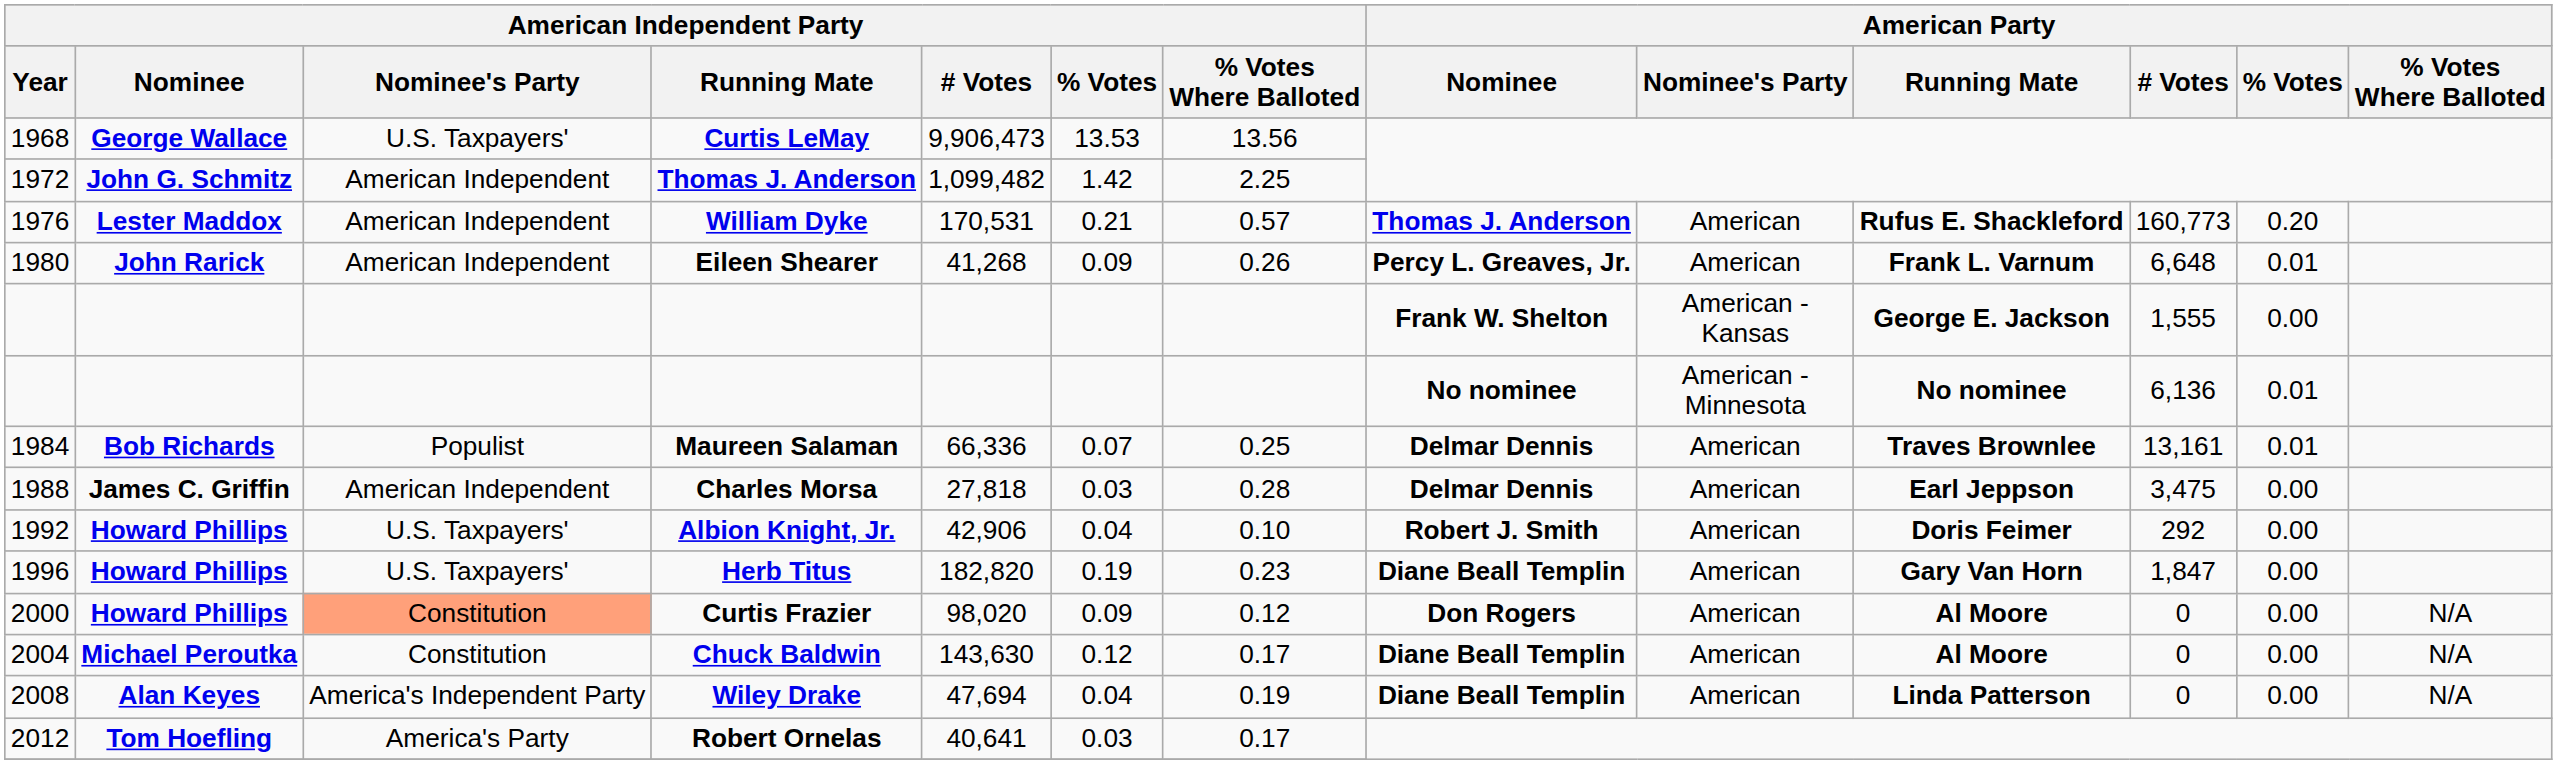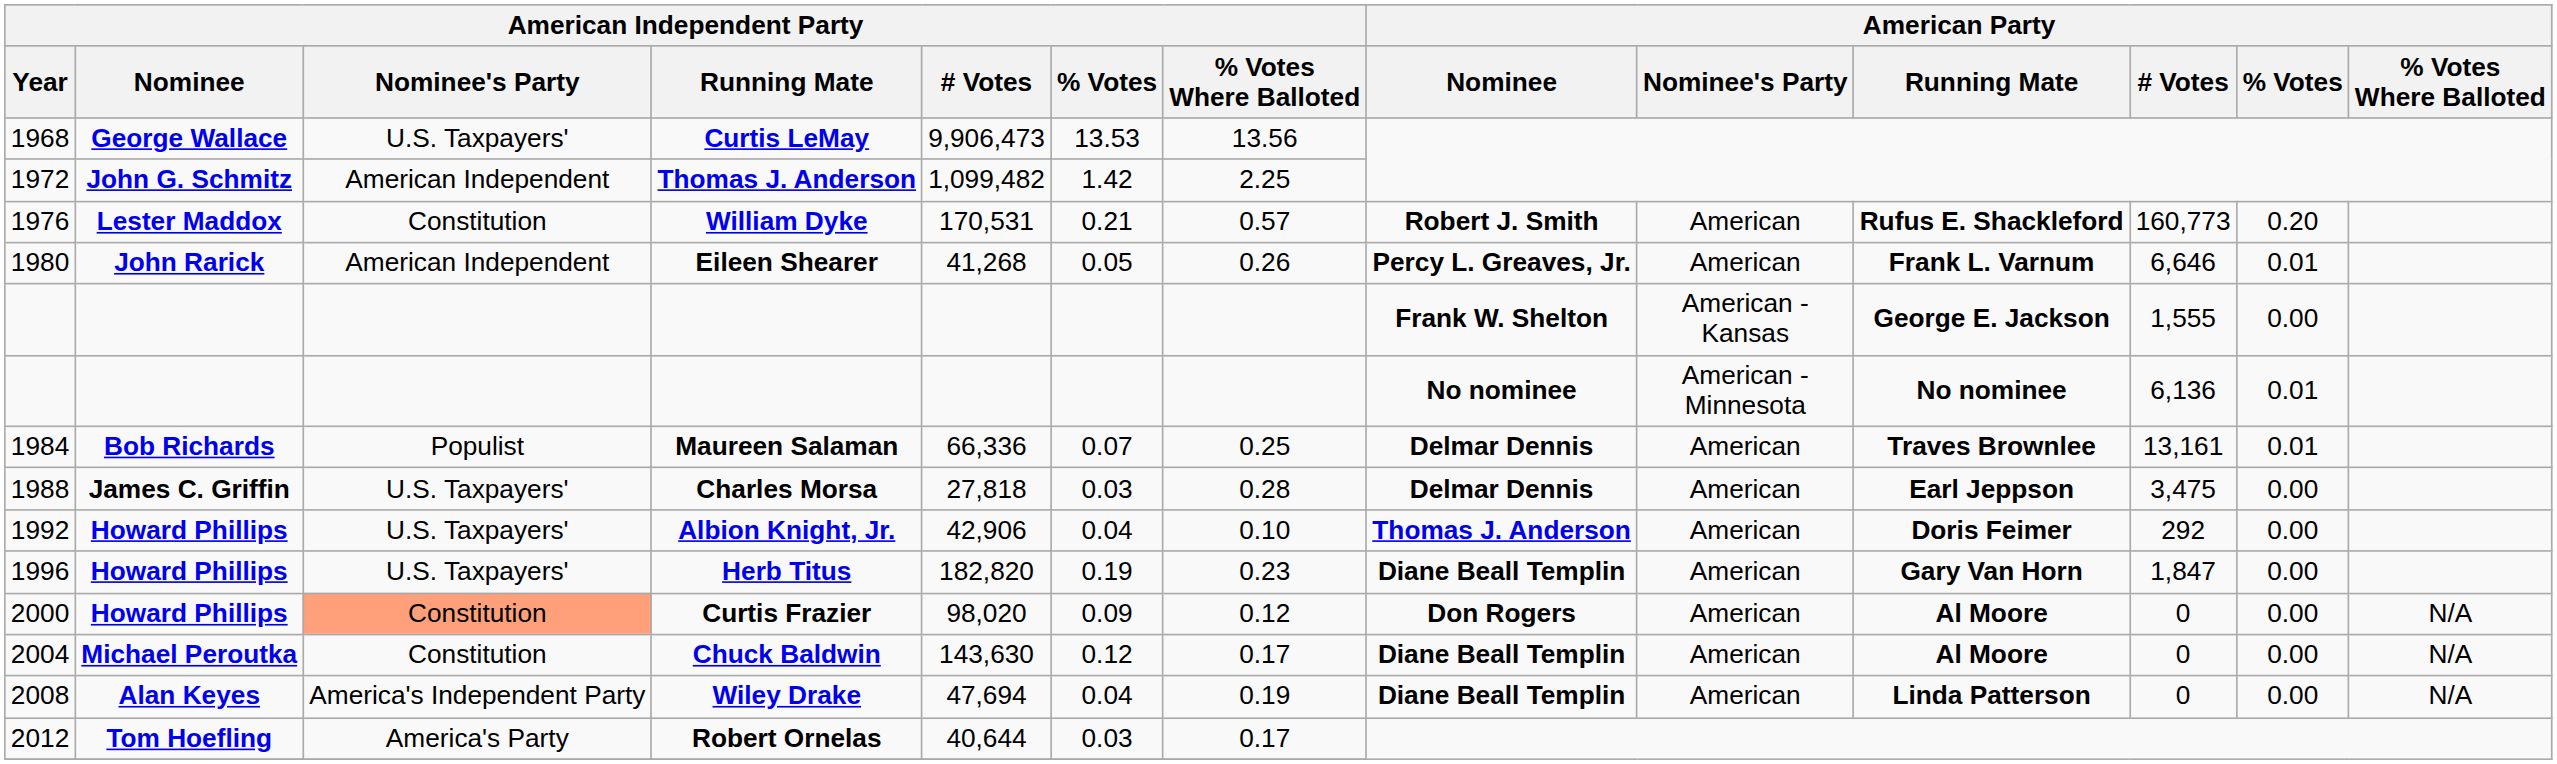(477, 221) American Independent -> (477, 221) Constitution
(1502, 221) Thomas J. Anderson -> (1502, 221) Robert J. Smith
(1107, 262) 0.09 -> (1107, 262) 0.05
(2183, 262) 6,648 -> (2183, 262) 6,646
(477, 488) American Independent -> (477, 488) U.S. Taxpayers'
(1502, 530) Robert J. Smith -> (1502, 530) Thomas J. Anderson
(987, 738) 40,641 -> (987, 738) 40,644
